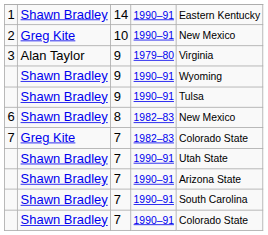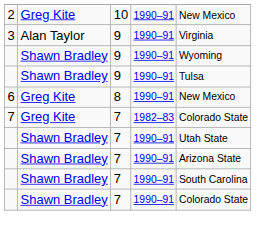- row: (11, 14)
(154, 56) 1979–80 -> (154, 35) 1990–91
(64, 117) Shawn Bradley -> (48, 96) Greg Kite
(154, 117) 1982–83 -> (154, 97) 1990–91
